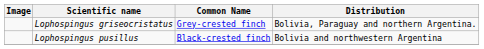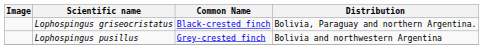(221, 24) Grey-crested finch -> (224, 24) Black-crested finch
(224, 38) Black-crested finch -> (221, 38) Grey-crested finch
